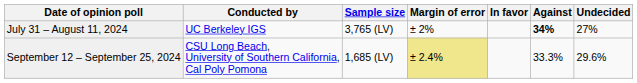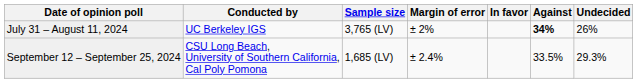(587, 29) 27% -> (587, 29) 26%
(426, 58) khaki background -> (426, 58) no background
(548, 58) 33.3% -> (548, 58) 33.5%
(592, 58) 29.6% -> (592, 58) 29.3%
